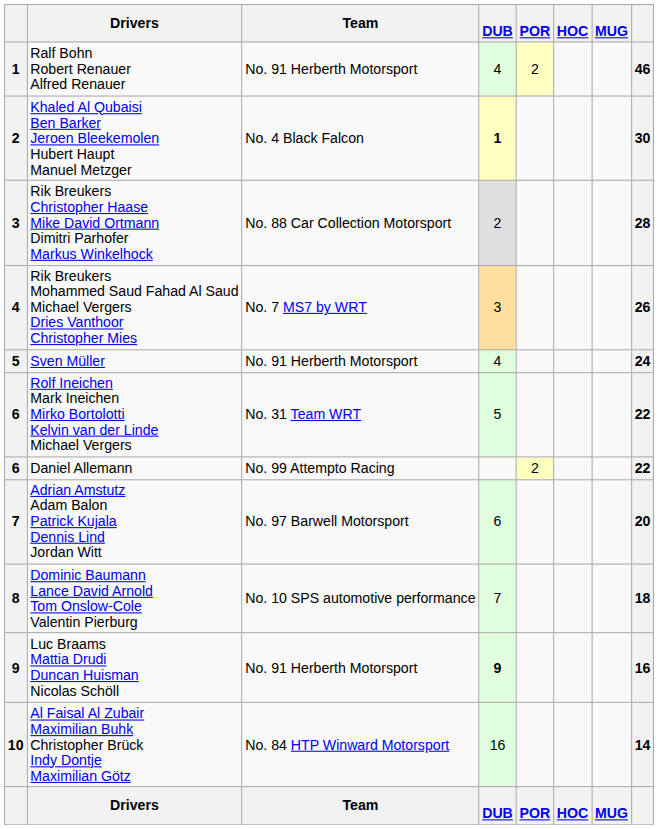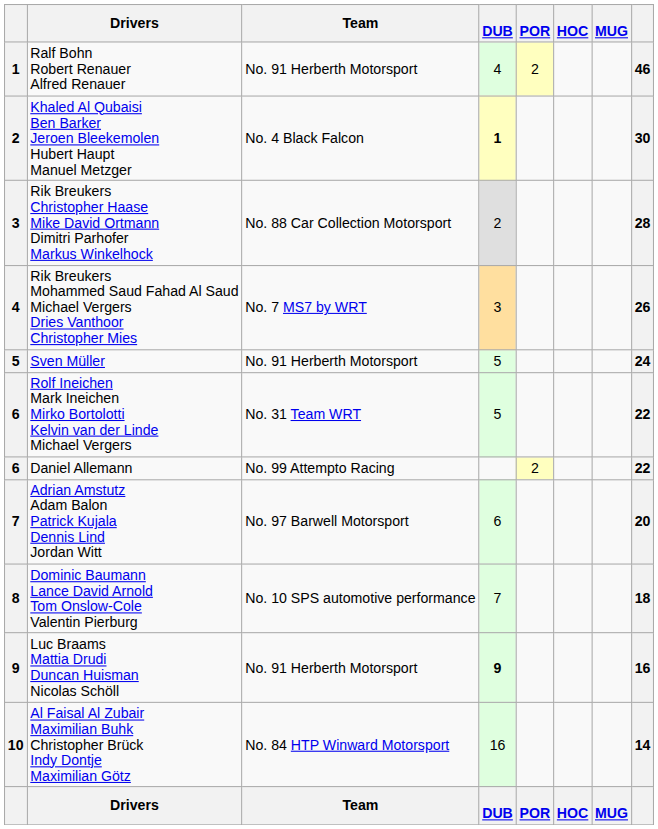(498, 361) 4 -> (498, 361) 5
